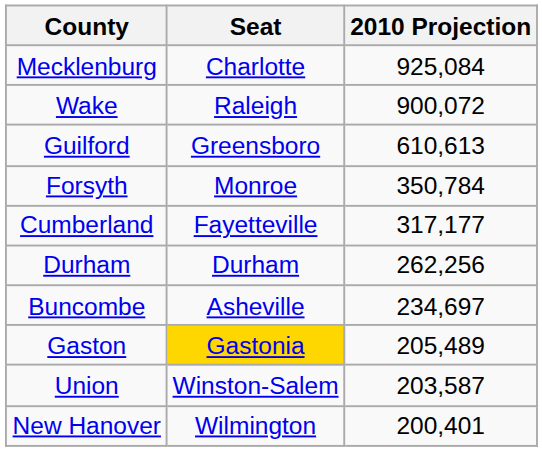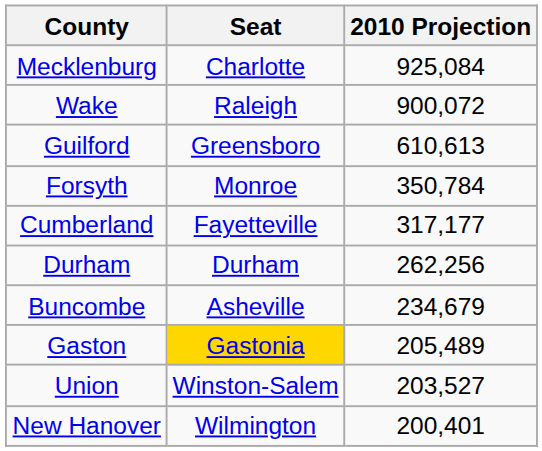(441, 305) 234,697 -> (441, 305) 234,679
(441, 385) 203,587 -> (441, 385) 203,527
